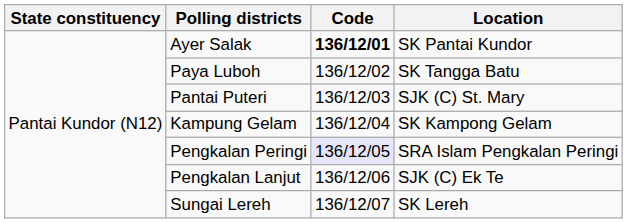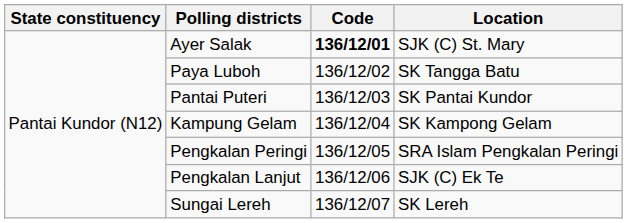(465, 44) SK Pantai Kundor -> (461, 44) SJK (C) St. Mary
(461, 97) SJK (C) St. Mary -> (465, 97) SK Pantai Kundor
(353, 150) lavender background -> (353, 150) no background
